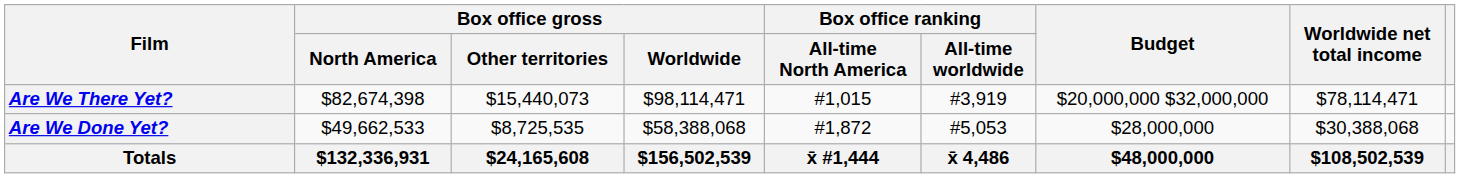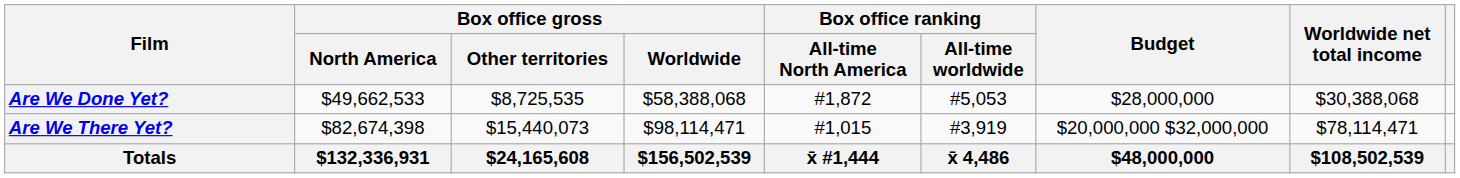rows swapped: (91, 98) <-> (89, 128)
